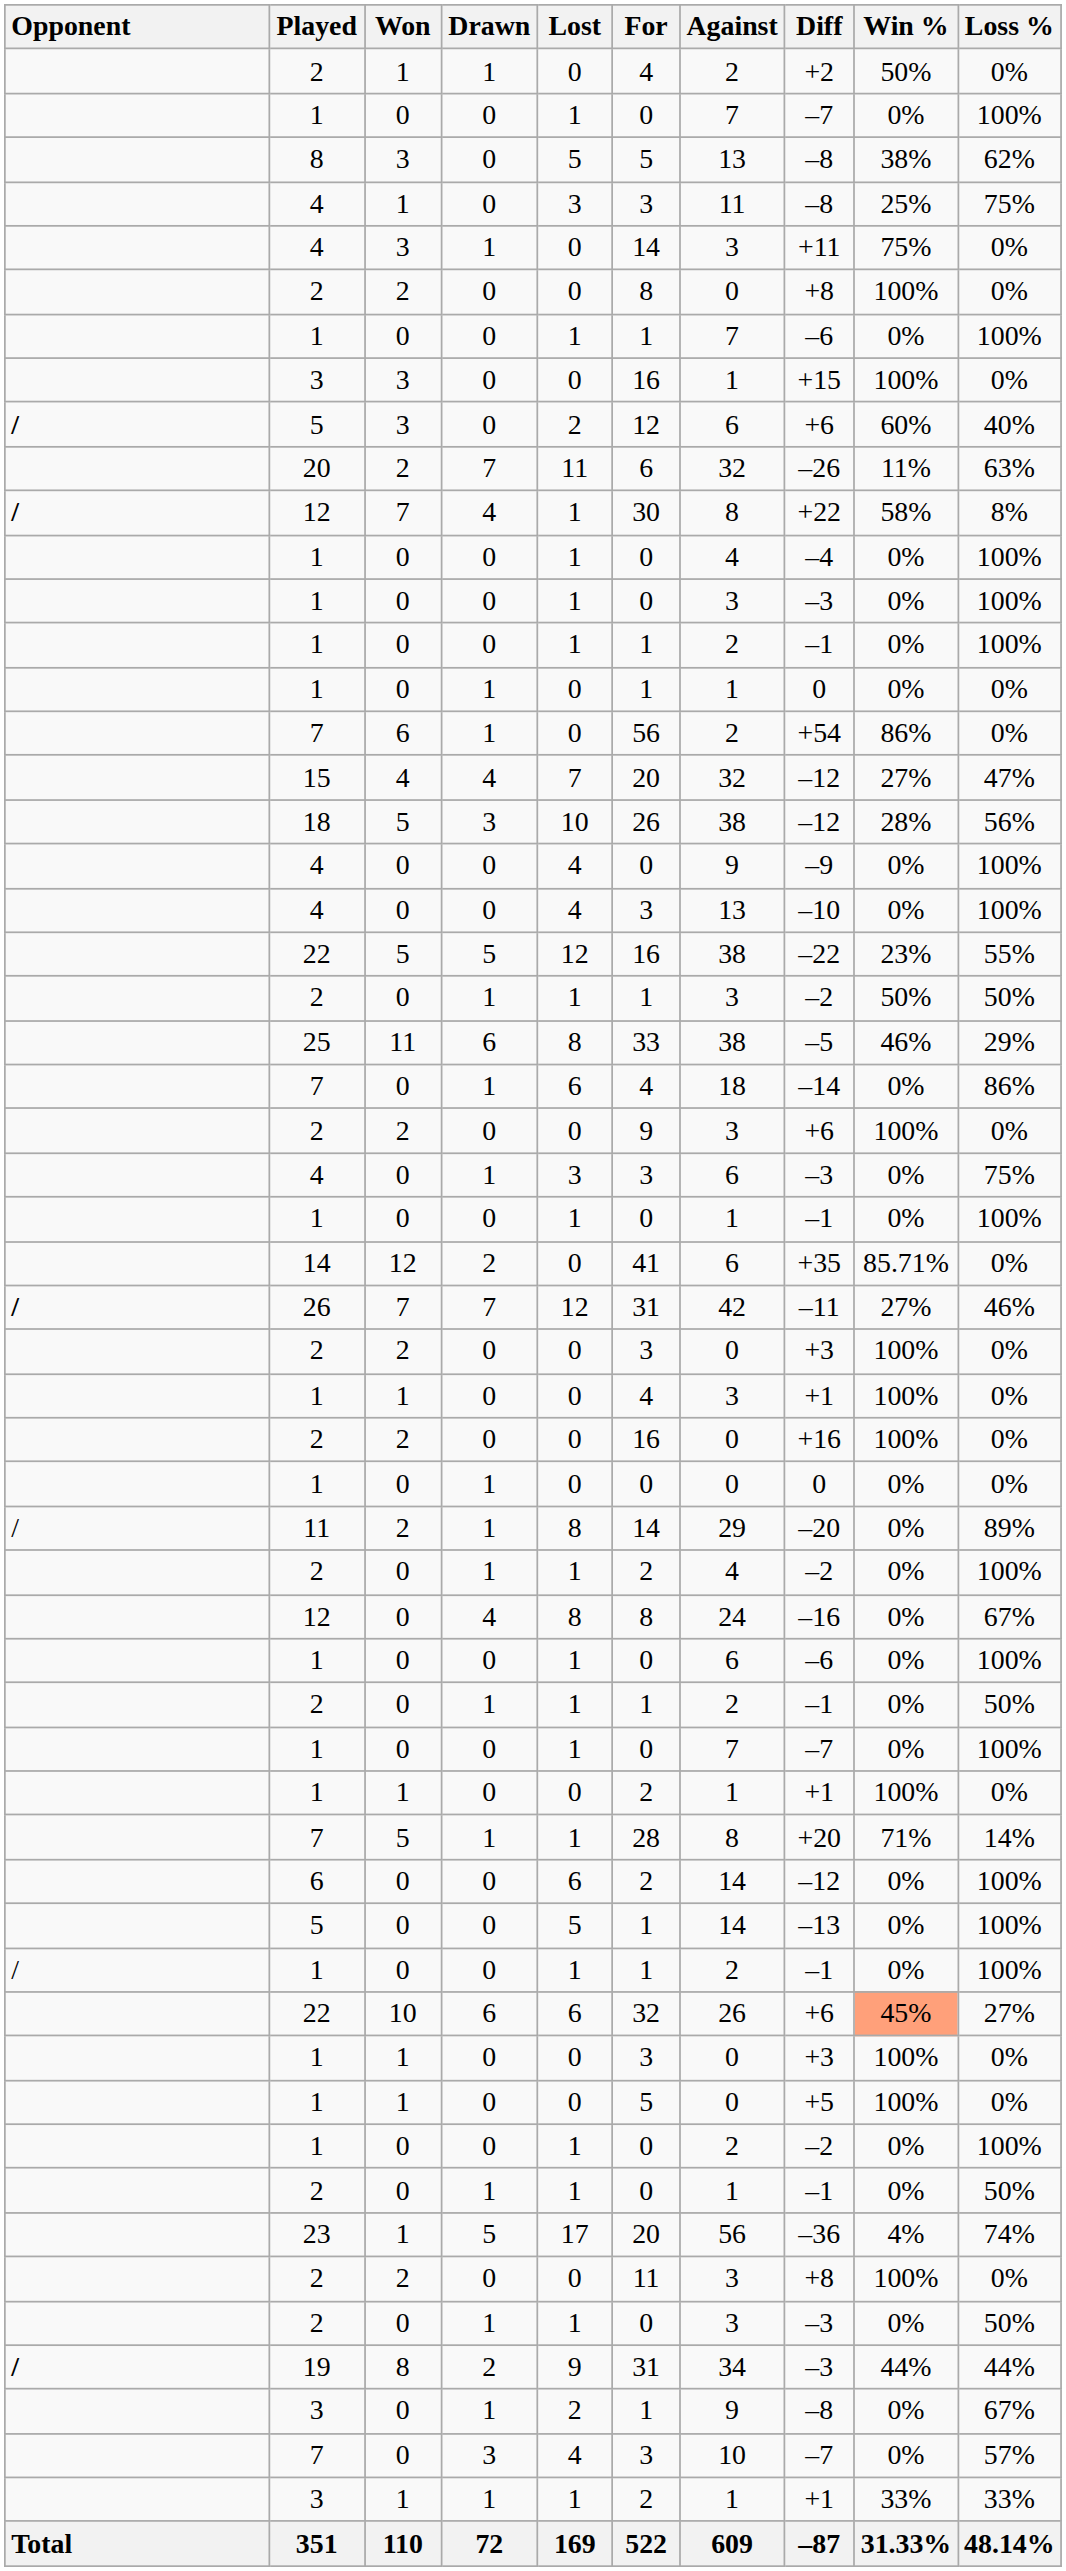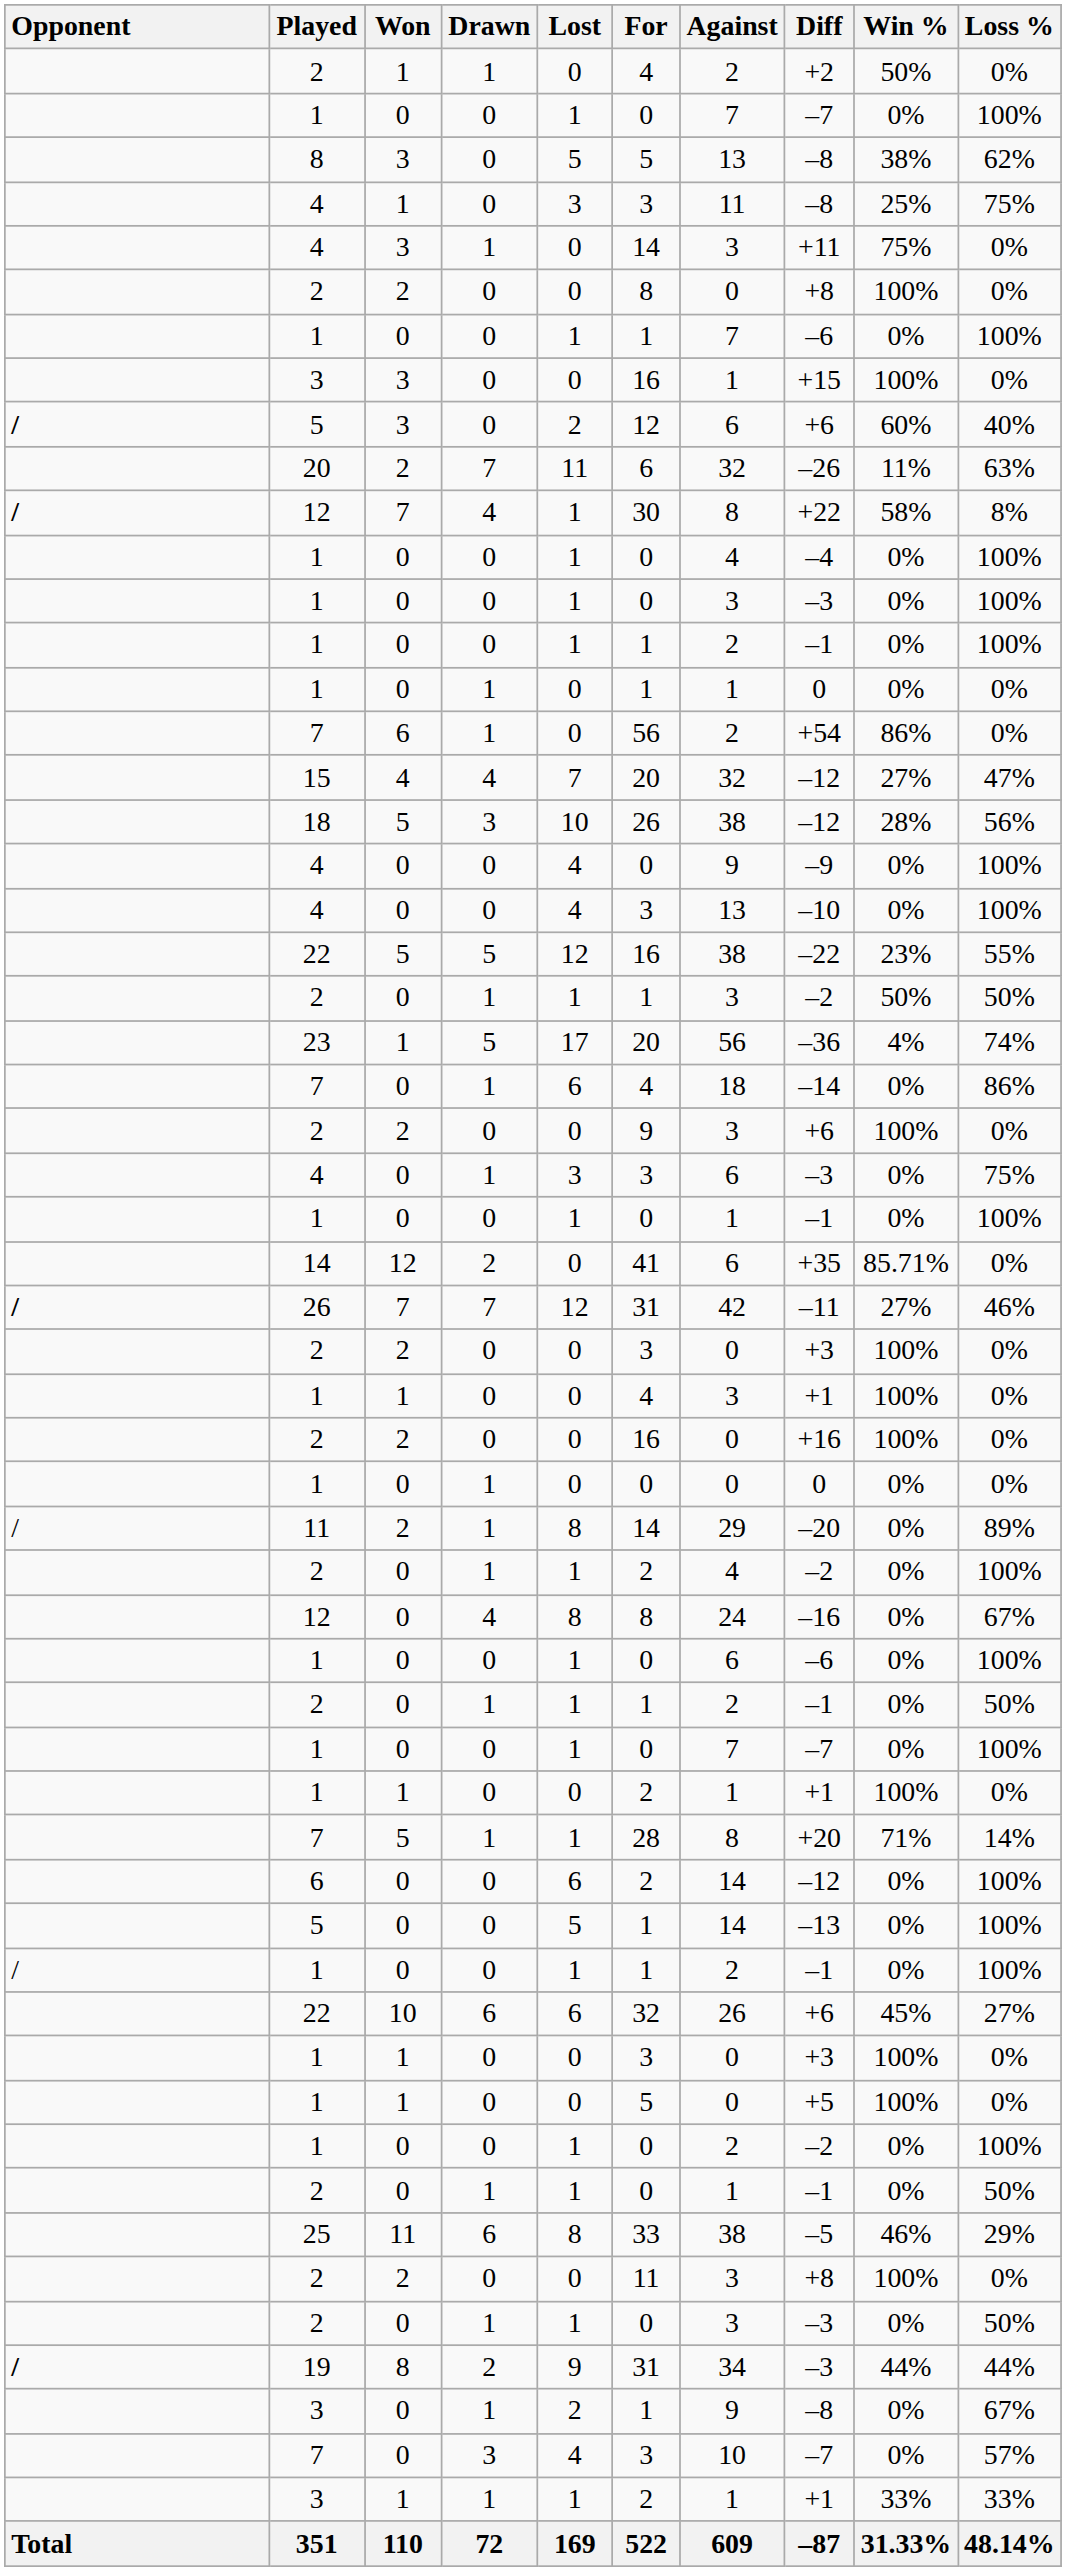rows swapped: (317, 2234) <-> (317, 1042)
(906, 2013) lightsalmon background -> (906, 2013) no background
